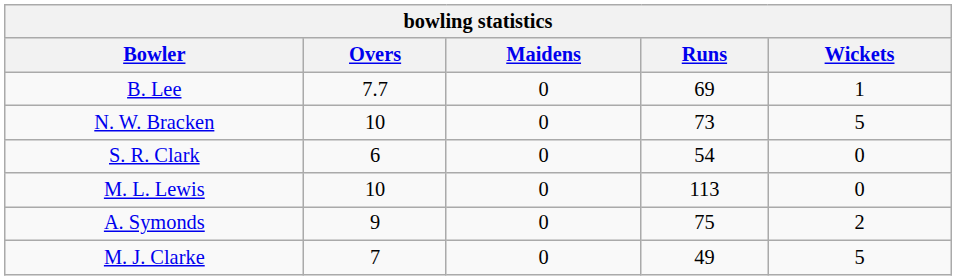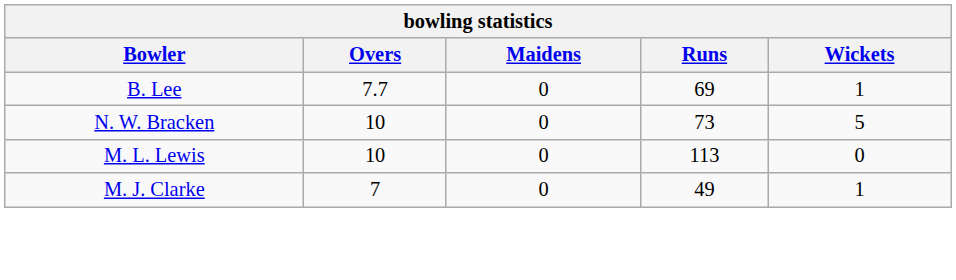- row: (154, 155)
- row: (154, 222)
(860, 256) 5 -> (860, 189) 1
